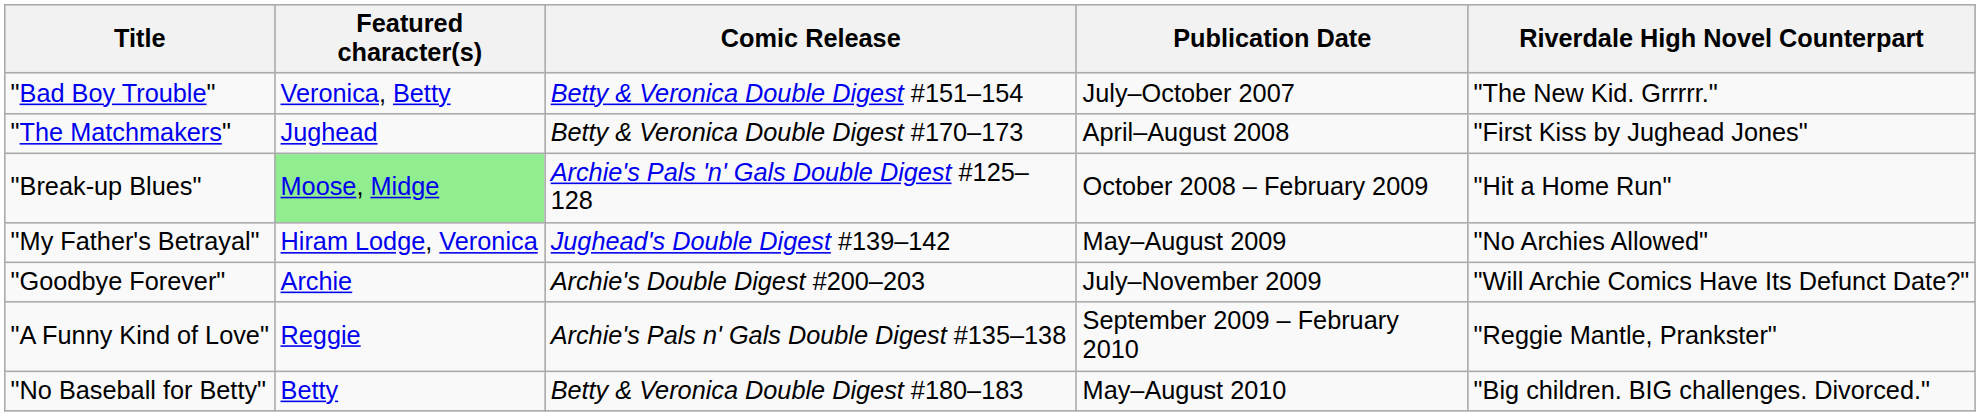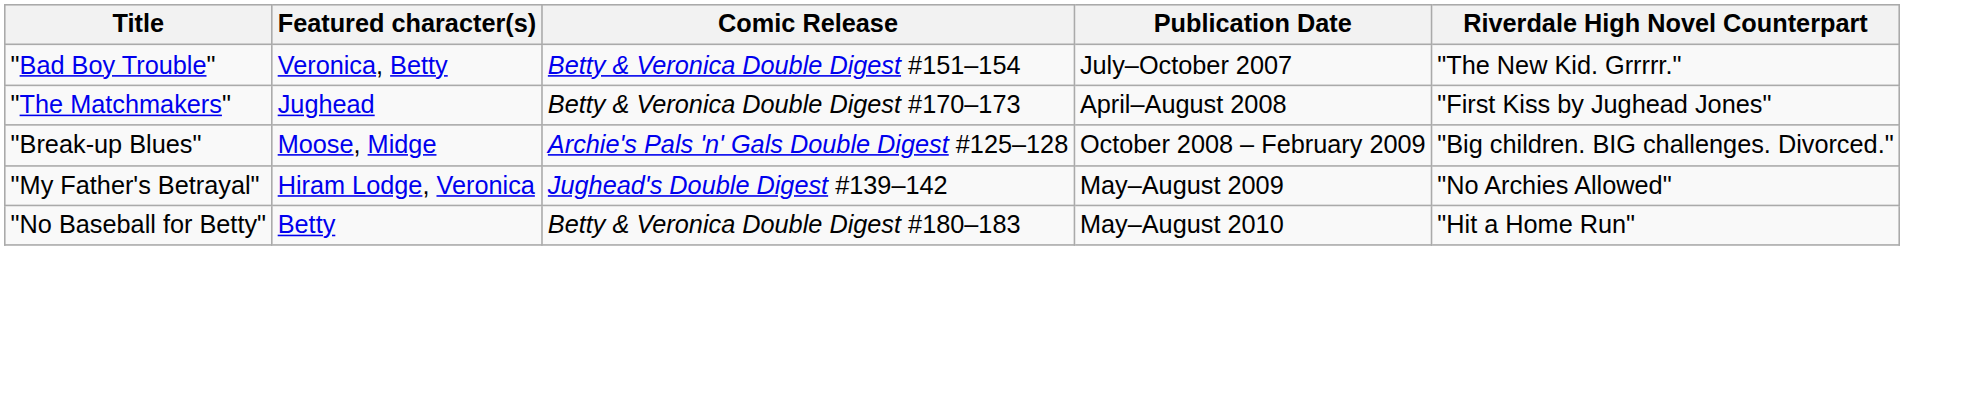(360, 187) lightgreen background -> (357, 144) no background
(1573, 187) "Hit a Home Run" -> (1665, 144) "Big children. BIG challenges. Divorced."
- row: (118, 281)
- row: (140, 336)
(1702, 390) "Big children. BIG challenges. Divorced." -> (1536, 225) "Hit a Home Run"
